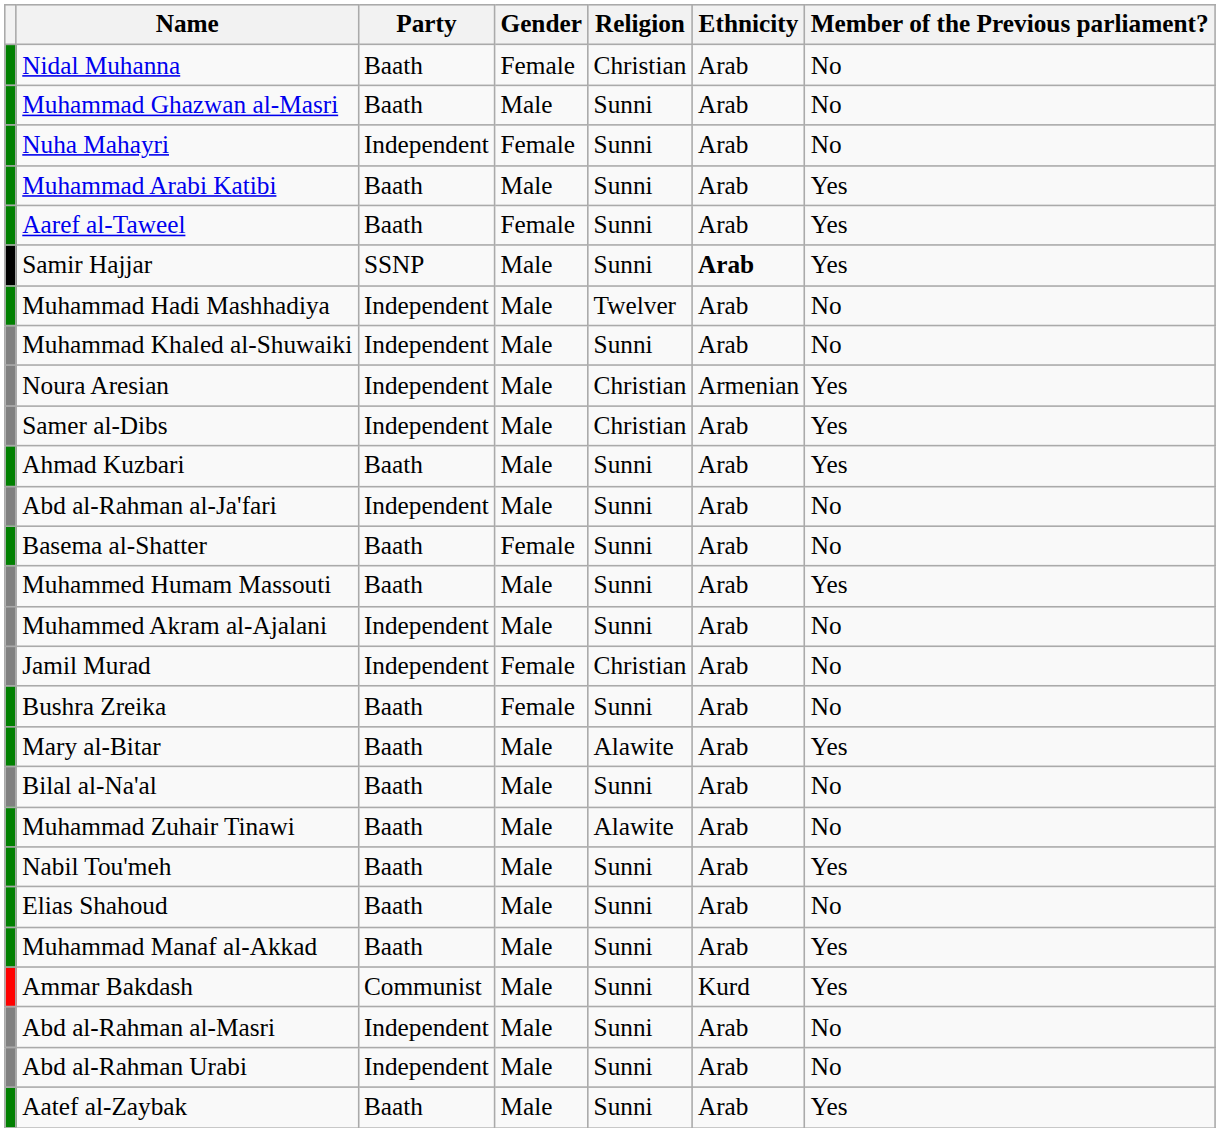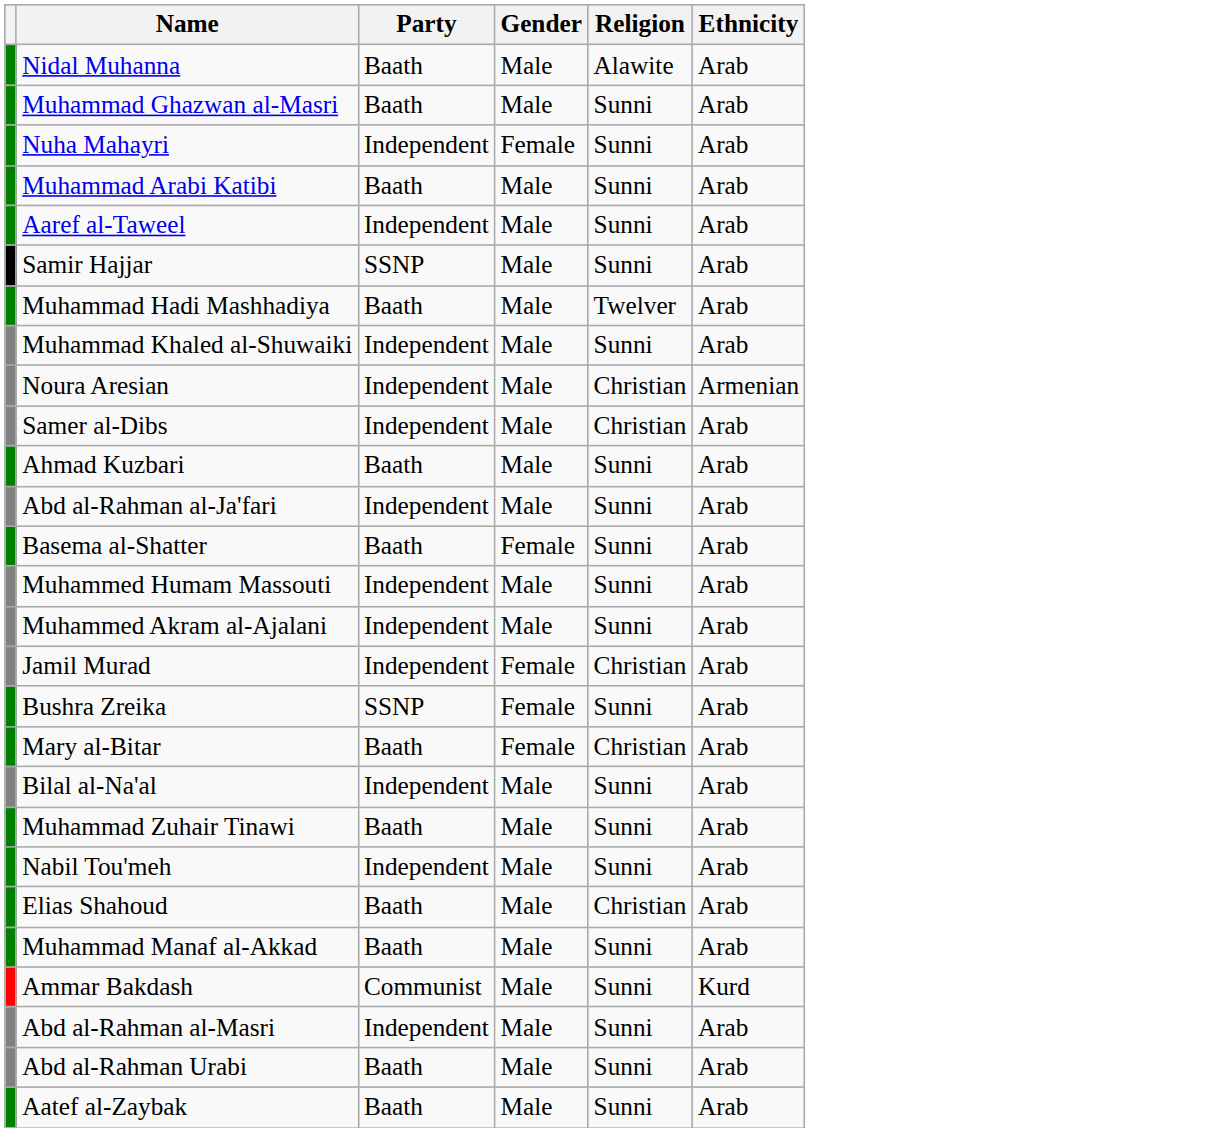- column: (1010, 24)
(538, 64) Female -> (526, 64) Male
(640, 64) Christian -> (634, 64) Alawite
(393, 225) Baath -> (426, 225) Independent
(538, 225) Female -> (526, 225) Male
(726, 265) bold -> (723, 265) normal
(426, 305) Independent -> (393, 305) Baath
(393, 585) Baath -> (426, 585) Independent
(393, 706) Baath -> (394, 706) SSNP
(526, 746) Male -> (538, 746) Female
(634, 746) Alawite -> (640, 746) Christian
(393, 786) Baath -> (426, 786) Independent
(634, 826) Alawite -> (623, 826) Sunni
(393, 866) Baath -> (426, 866) Independent
(623, 906) Sunni -> (640, 906) Christian
(426, 1066) Independent -> (393, 1066) Baath
